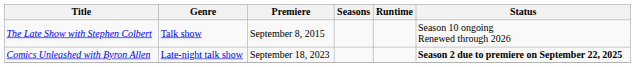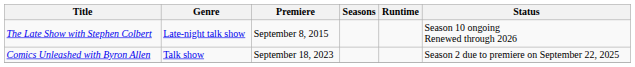(181, 33) Talk show -> (204, 33) Late-night talk show
(202, 54) Late-night talk show -> (184, 54) Talk show
(520, 54) bold -> (522, 54) normal
